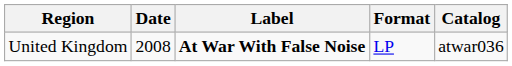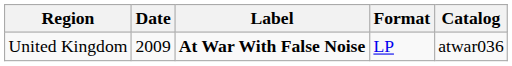(153, 46) 2008 -> (153, 46) 2009
